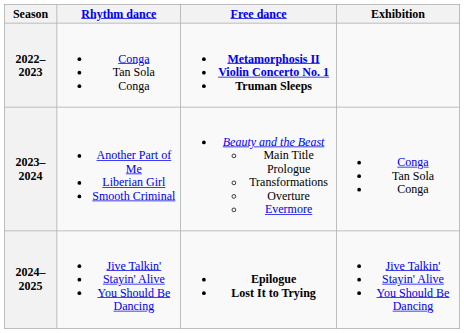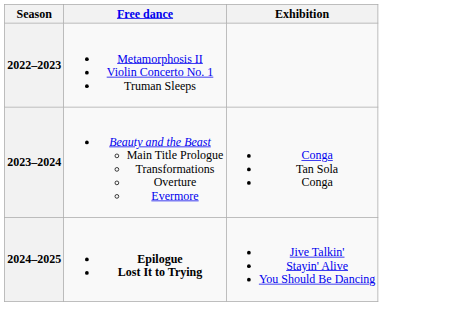- column: (119, 14)
(259, 72) bold -> (145, 72) normal
